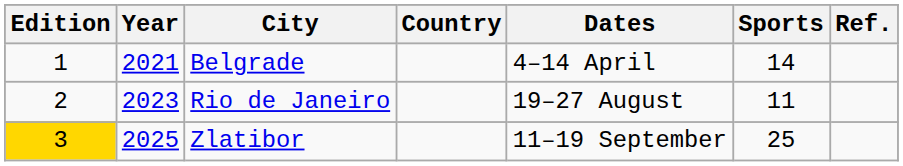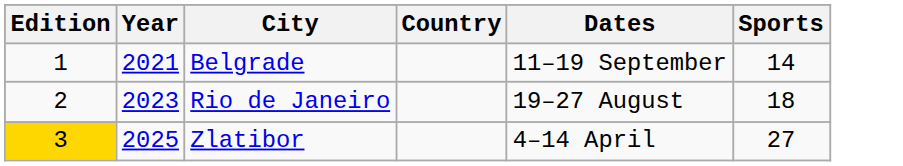- column: (864, 24)
(584, 63) 4–14 April -> (620, 63) 11–19 September
(781, 102) 11 -> (781, 102) 18
(620, 141) 11–19 September -> (584, 141) 4–14 April
(781, 141) 25 -> (781, 141) 27
